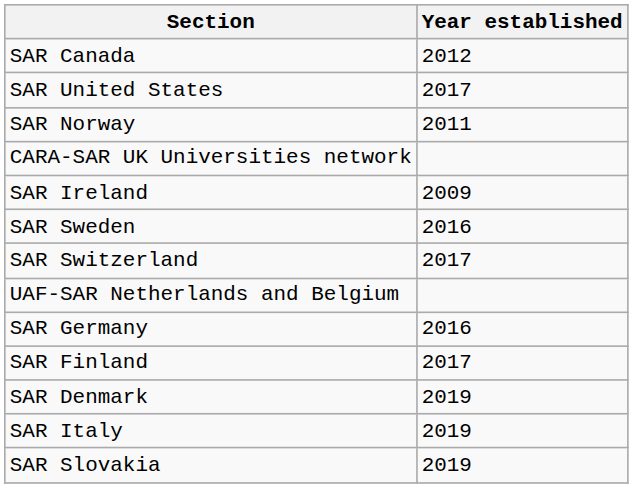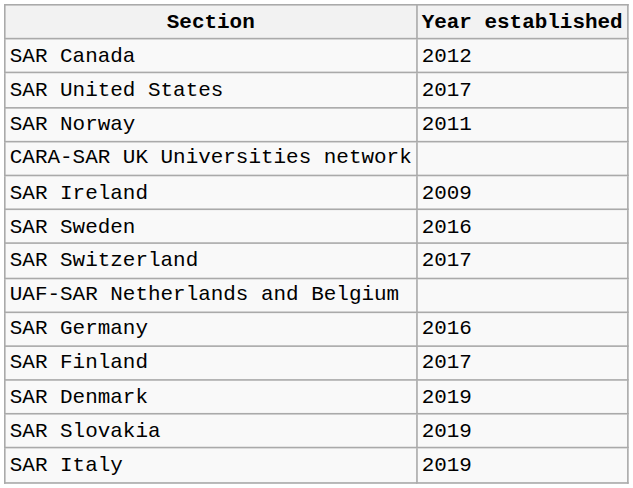rows swapped: (66, 431) <-> (85, 465)
